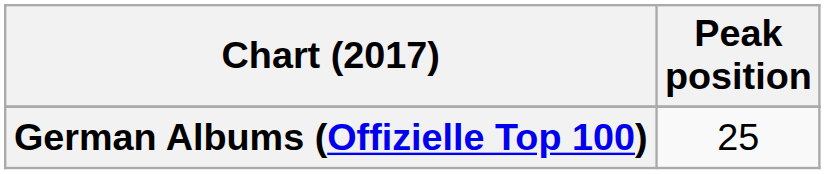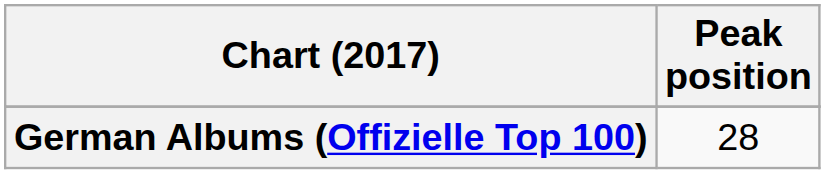(738, 136) 25 -> (738, 136) 28
